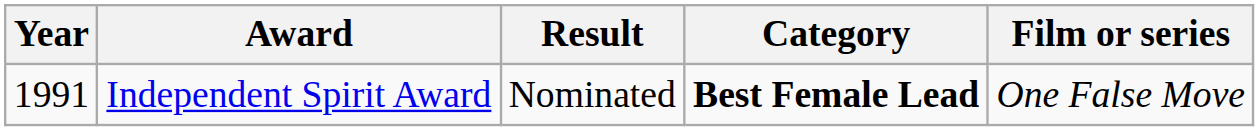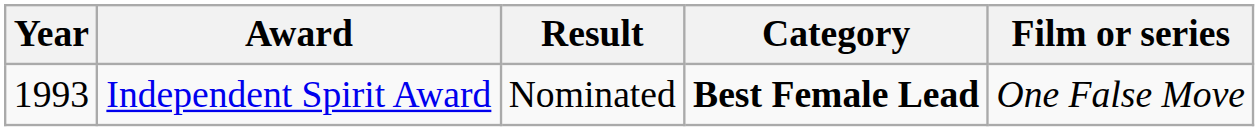(51, 93) 1991 -> (51, 93) 1993
